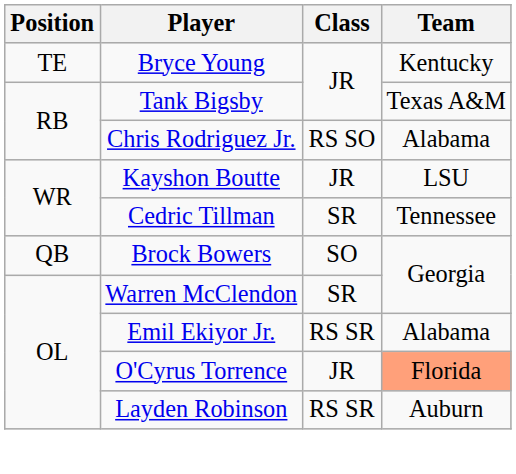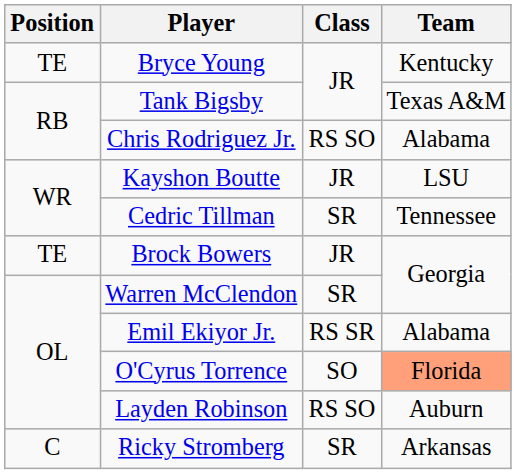(52, 255) QB -> (52, 255) TE
(342, 255) SO -> (342, 255) JR
(342, 370) JR -> (342, 370) SO
(342, 409) RS SR -> (342, 409) RS SO
+ row: (201, 448)
